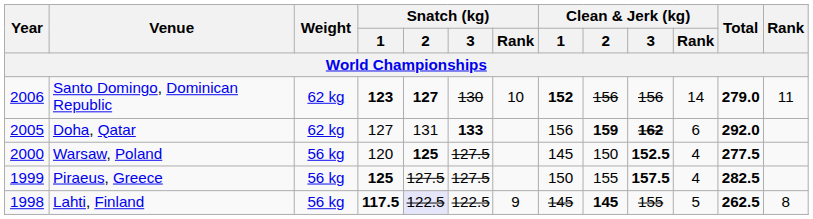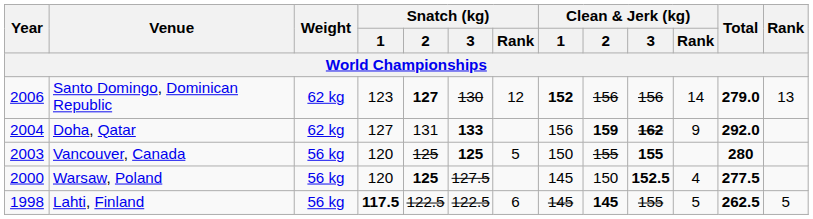(380, 97) bold -> (380, 97) normal
(516, 97) 10 -> (516, 97) 12
(786, 97) 11 -> (786, 97) 13
(27, 130) 2005 -> (27, 130) 2004
(696, 130) 6 -> (696, 130) 9
+ row: (119, 154)
- row: (108, 178)
(426, 202) lavender background -> (426, 202) no background
(516, 202) 9 -> (516, 202) 6
(786, 202) 8 -> (786, 202) 5
